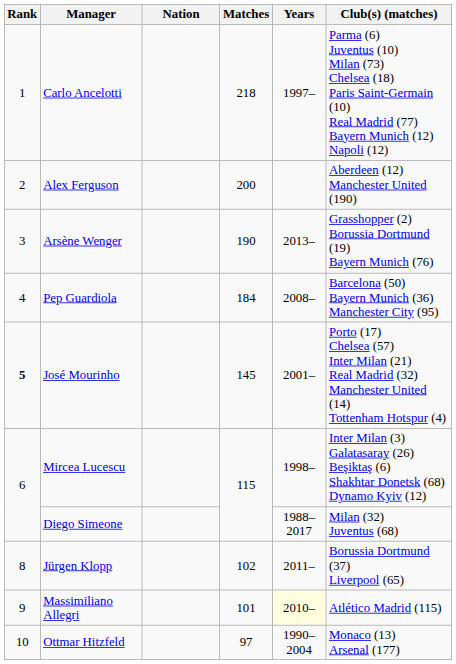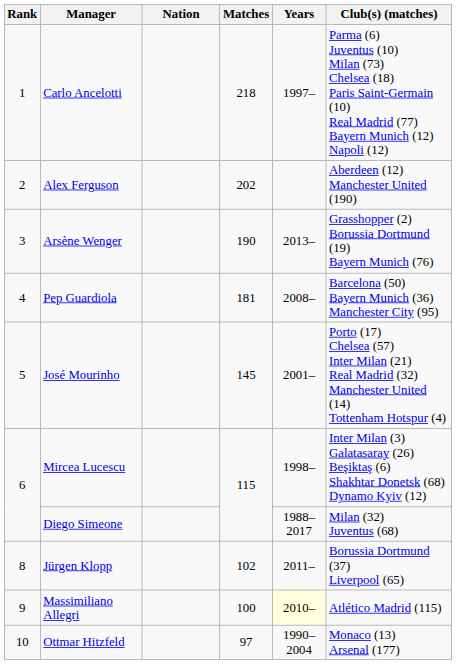(246, 184) 200 -> (246, 184) 202
(246, 297) 184 -> (246, 297) 181
(22, 375) bold -> (22, 375) normal
(246, 607) 101 -> (246, 607) 100
